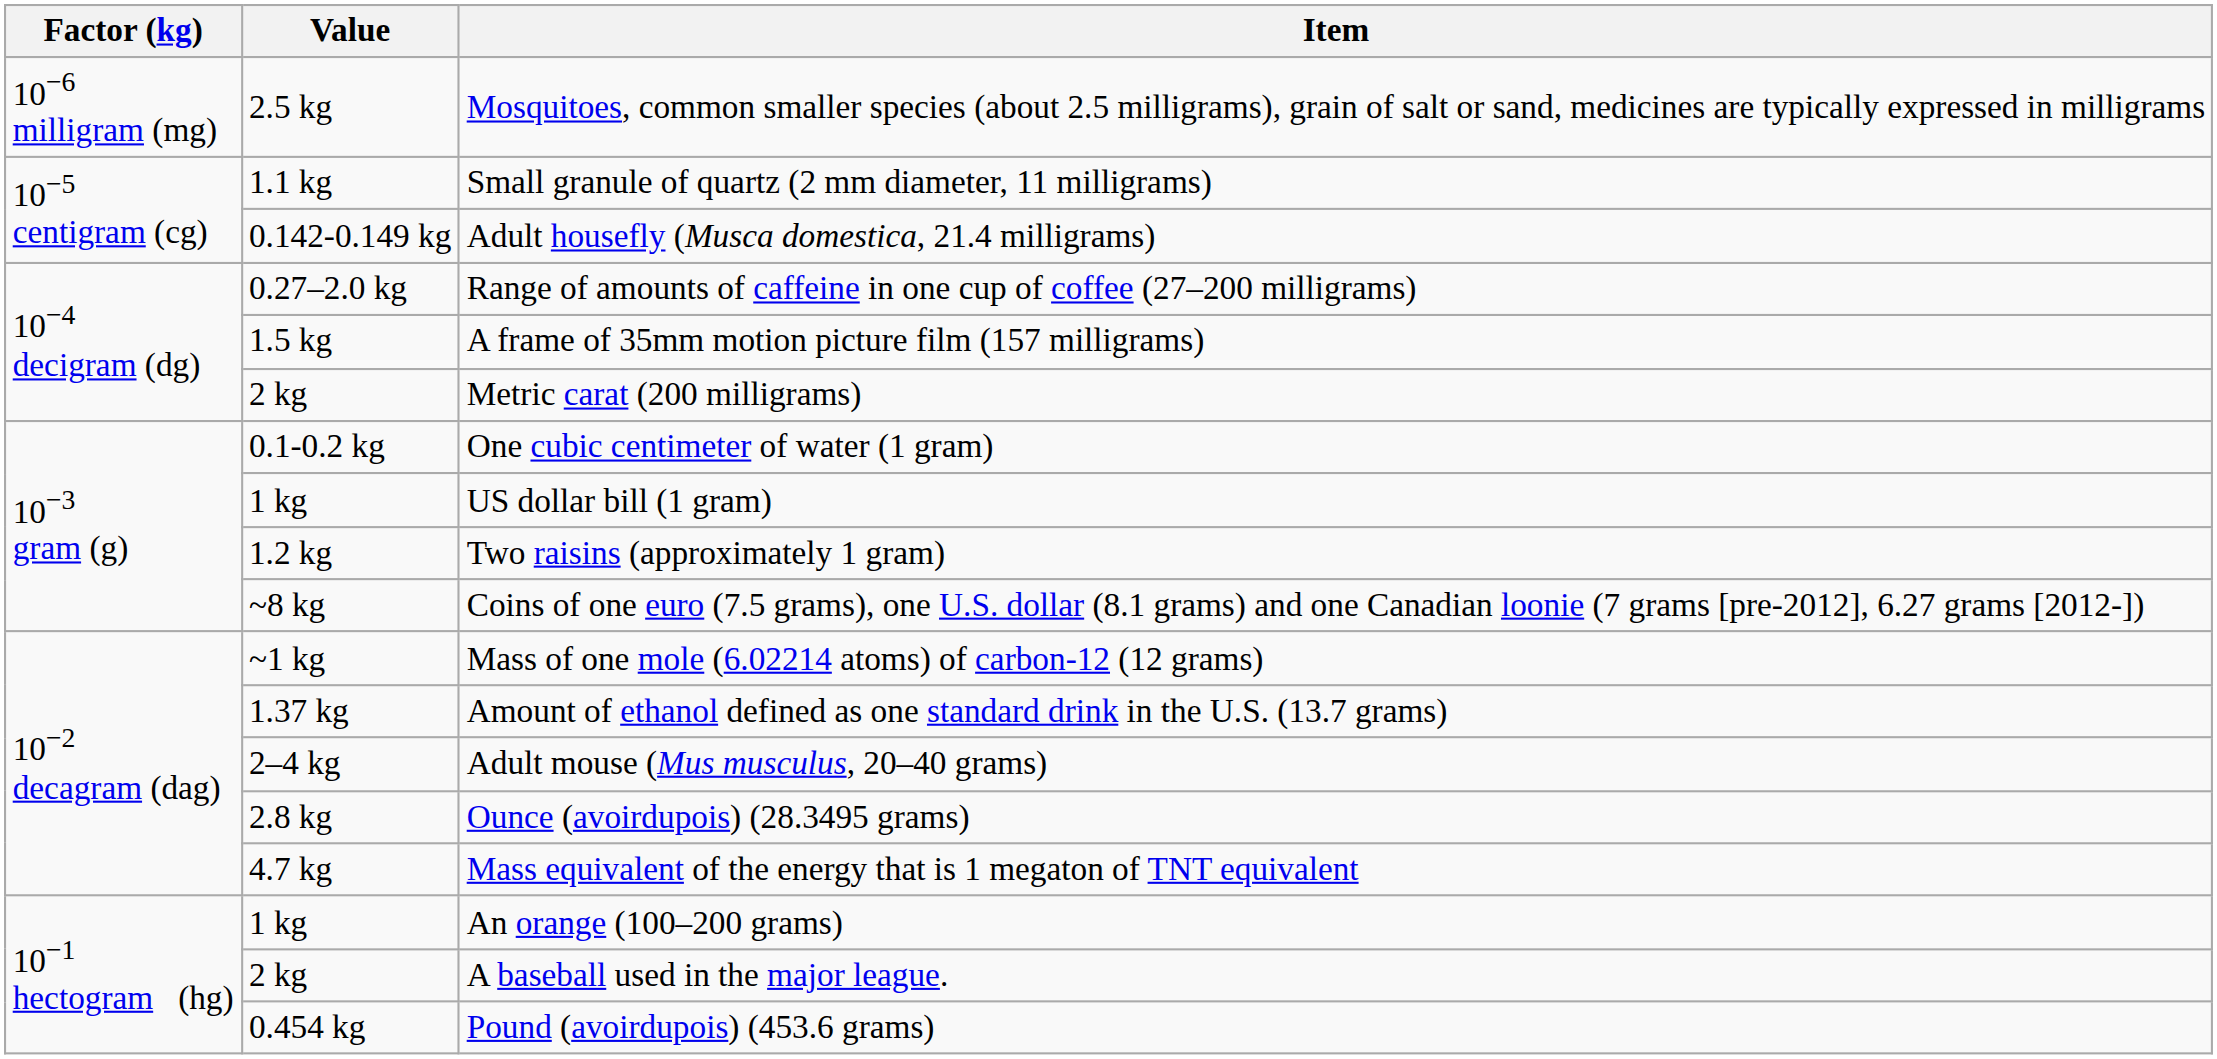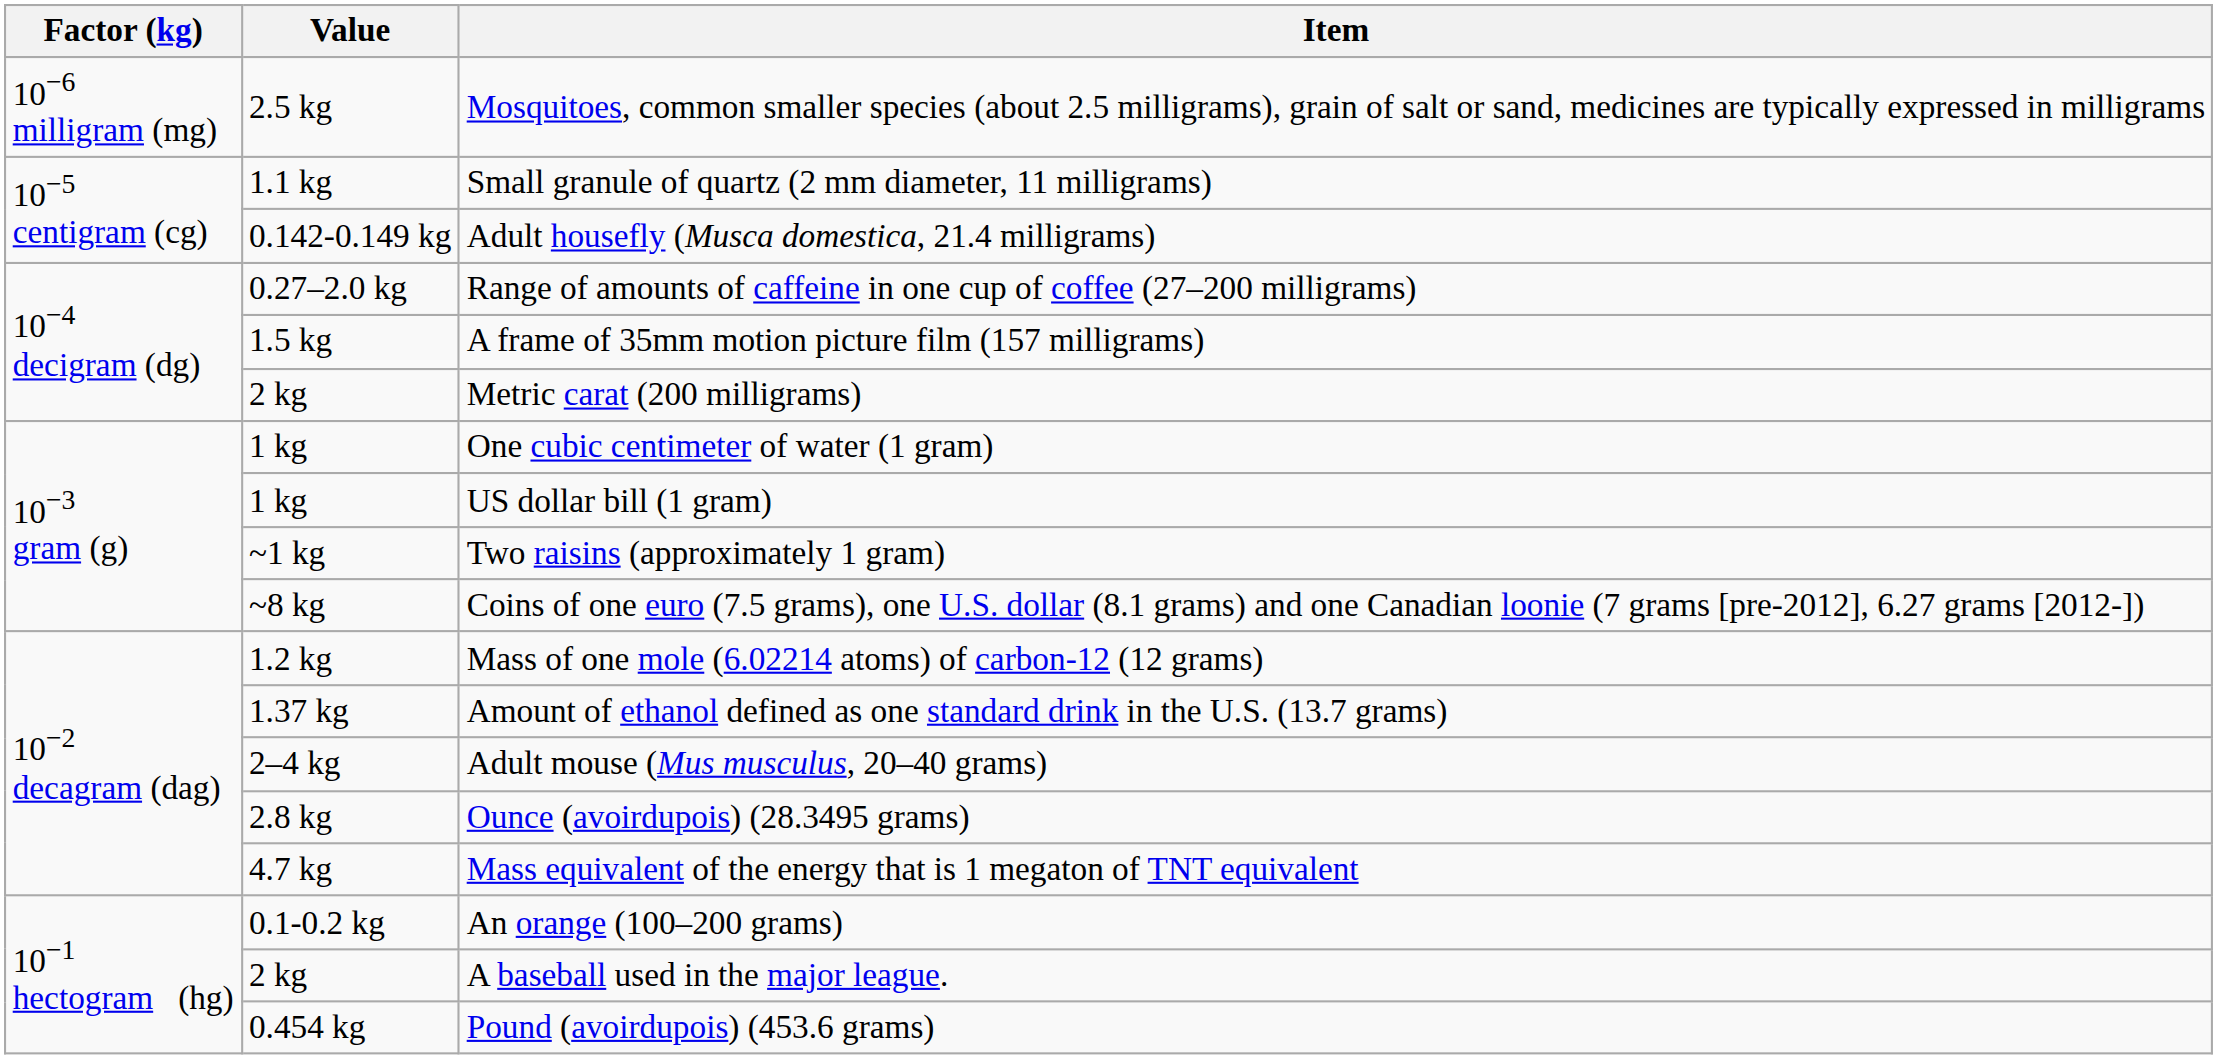(317, 446) 0.1-0.2 kg -> (278, 446) 1 kg
(291, 552) 1.2 kg -> (287, 552) ~1 kg
(287, 657) ~1 kg -> (291, 657) 1.2 kg
(278, 921) 1 kg -> (317, 921) 0.1-0.2 kg
